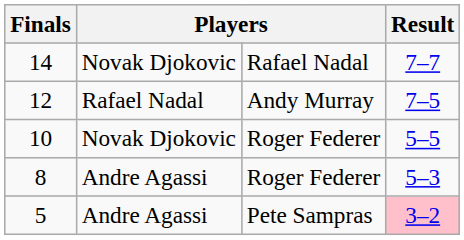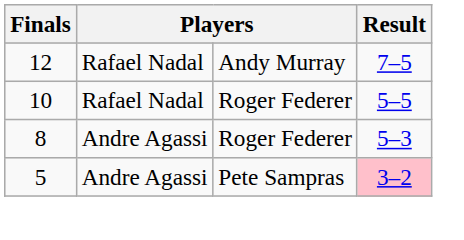- row: (41, 62)
(159, 138) Novak Djokovic -> (143, 100) Rafael Nadal
